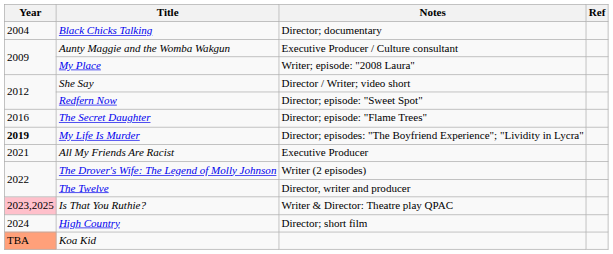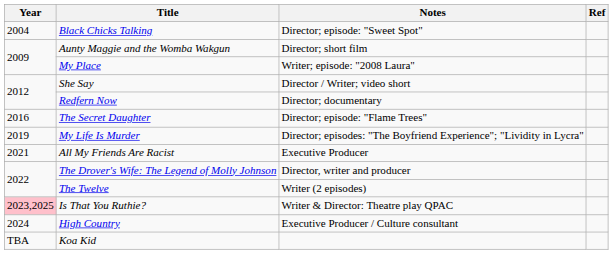(332, 30) Director; documentary -> (352, 30) Director; episode: "Sweet Spot"
(370, 48) Executive Producer / Culture consultant -> (324, 48) Director; short film
(352, 100) Director; episode: "Sweet Spot" -> (332, 100) Director; documentary
(18, 135) bold -> (18, 135) normal
(324, 170) Writer (2 episodes) -> (346, 170) Director, writer and producer
(346, 188) Director, writer and producer -> (324, 188) Writer (2 episodes)
(324, 223) Director; short film -> (370, 223) Executive Producer / Culture consultant
(18, 240) lightsalmon background -> (18, 240) no background
